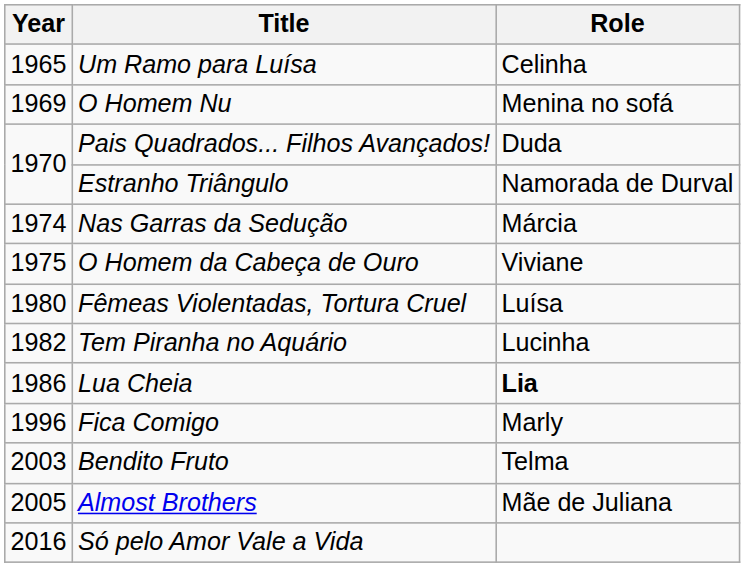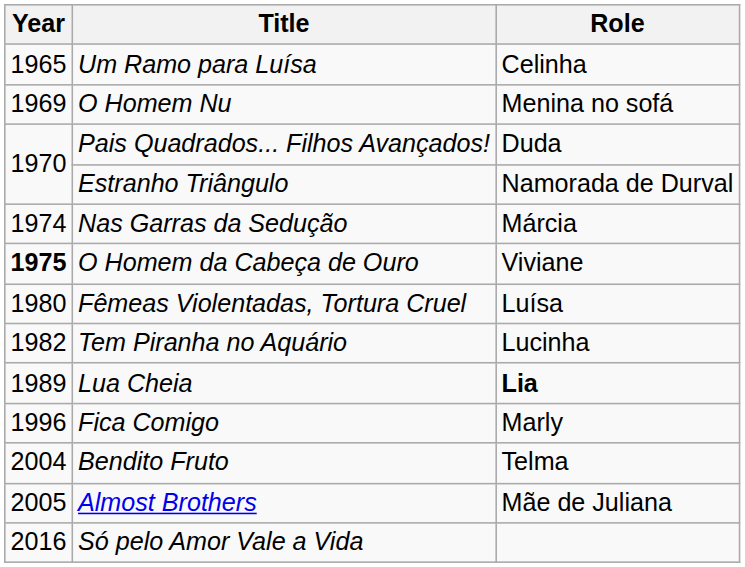(39, 263) normal -> (39, 263) bold
(39, 382) 1986 -> (39, 382) 1989
(39, 462) 2003 -> (39, 462) 2004
